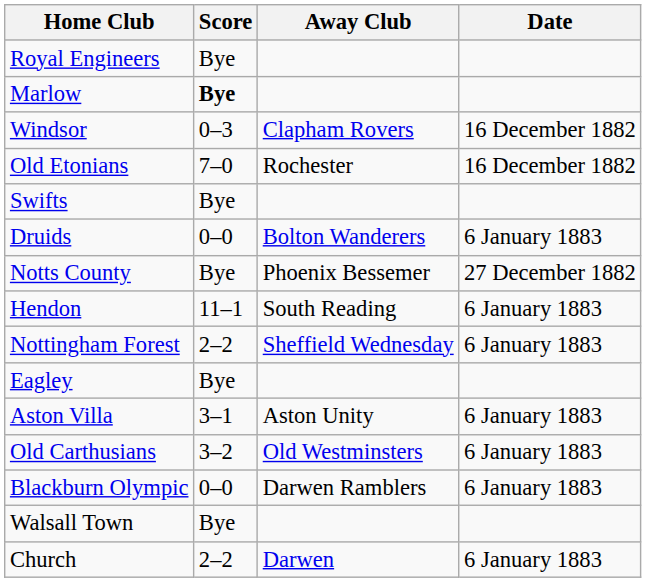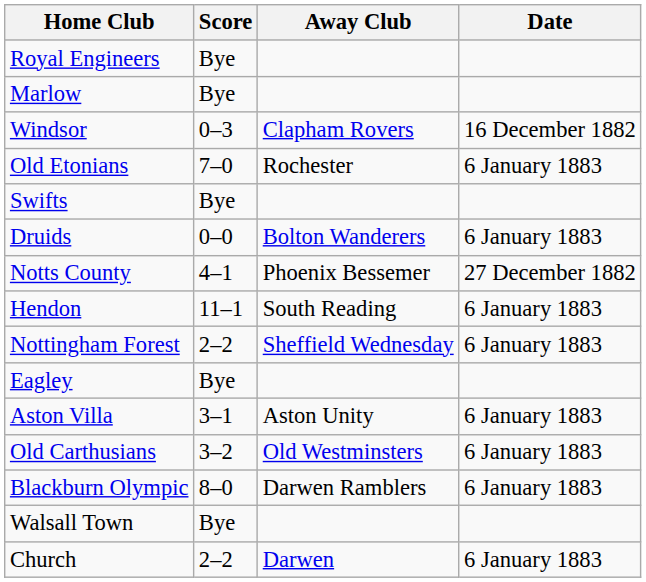(217, 93) bold -> (217, 93) normal
(550, 165) 16 December 1882 -> (533, 165) 6 January 1883
(217, 272) Bye -> (216, 272) 4–1
(216, 487) 0–0 -> (216, 487) 8–0
